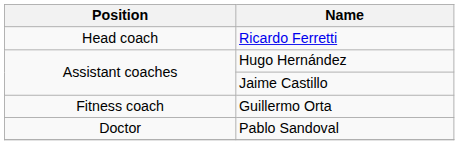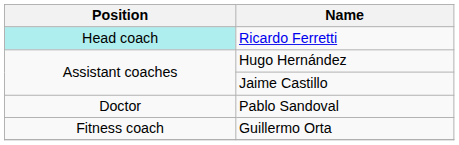(120, 38) no background -> (120, 38) paleturquoise background
rows swapped: (285, 106) <-> (289, 128)
